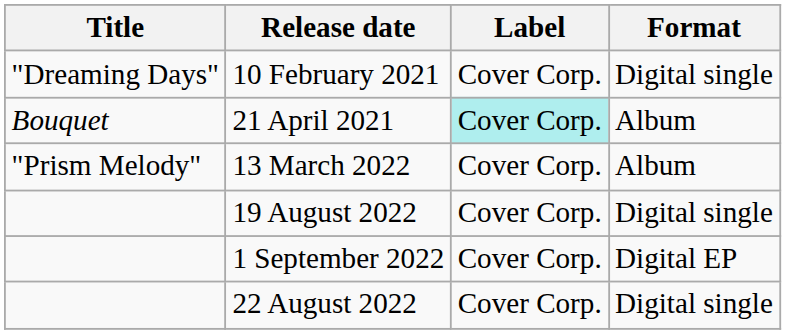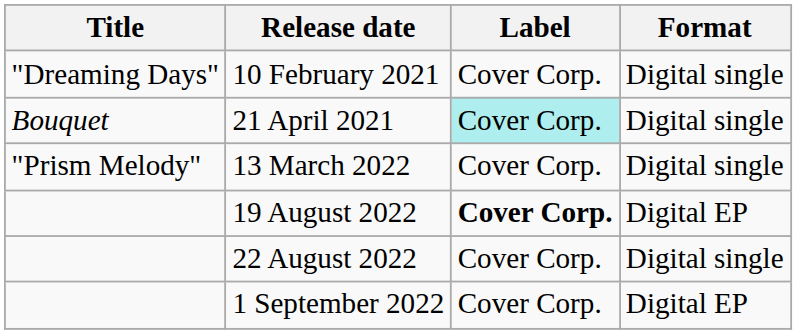(656, 119) Album -> (705, 119) Digital single
(656, 166) Album -> (705, 166) Digital single
(530, 212) normal -> (535, 212) bold
(694, 212) Digital single -> (687, 212) Digital EP
rows swapped: (325, 304) <-> (338, 258)
